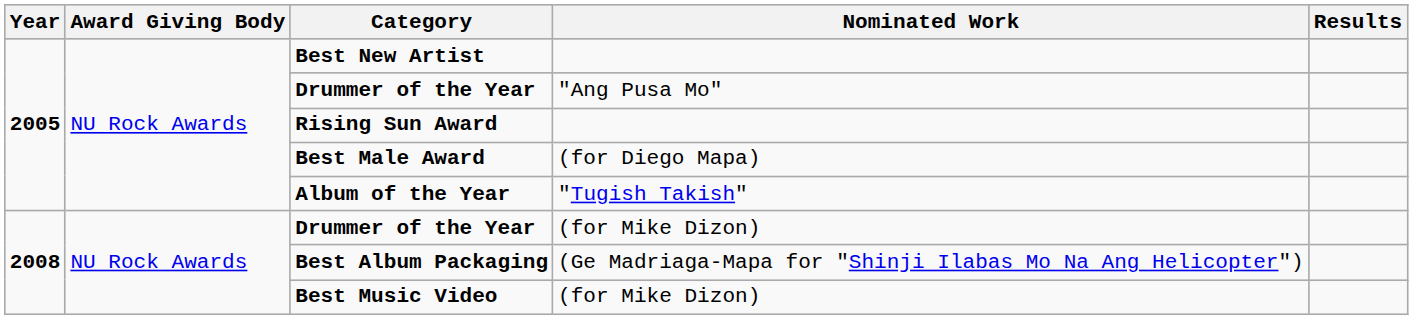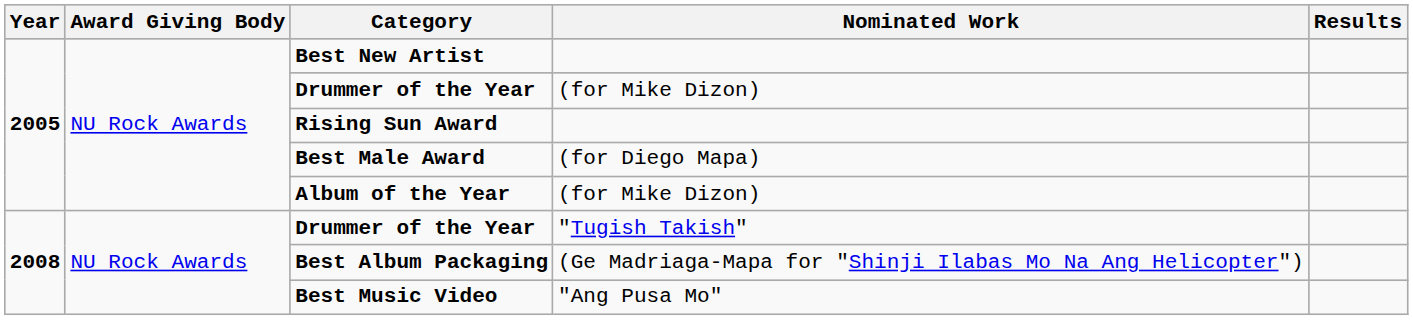(640, 91) "Ang Pusa Mo" -> (659, 91) (for Mike Dizon)
(653, 194) "Tugish Takish" -> (659, 194) (for Mike Dizon)
(659, 228) (for Mike Dizon) -> (653, 228) "Tugish Takish"
(659, 297) (for Mike Dizon) -> (640, 297) "Ang Pusa Mo"
